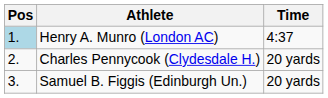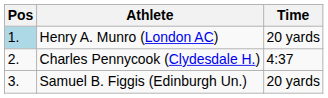(280, 37) 4:37 -> (293, 37) 20 yards
(293, 59) 20 yards -> (280, 59) 4:37
